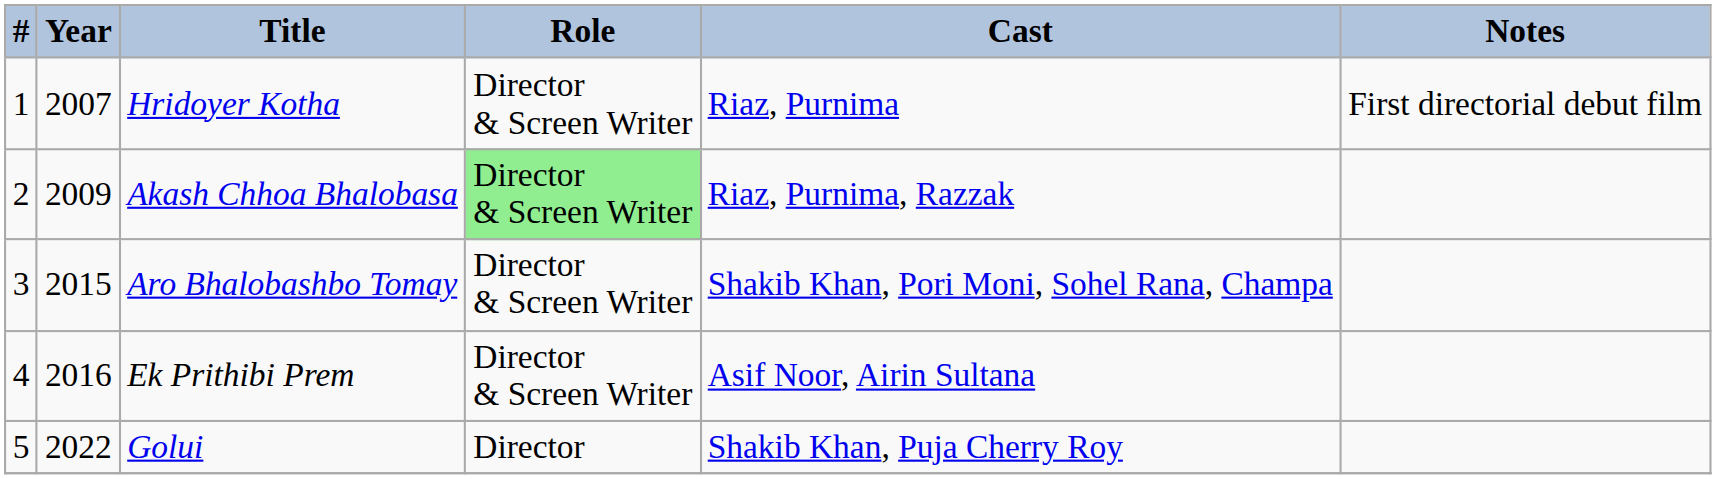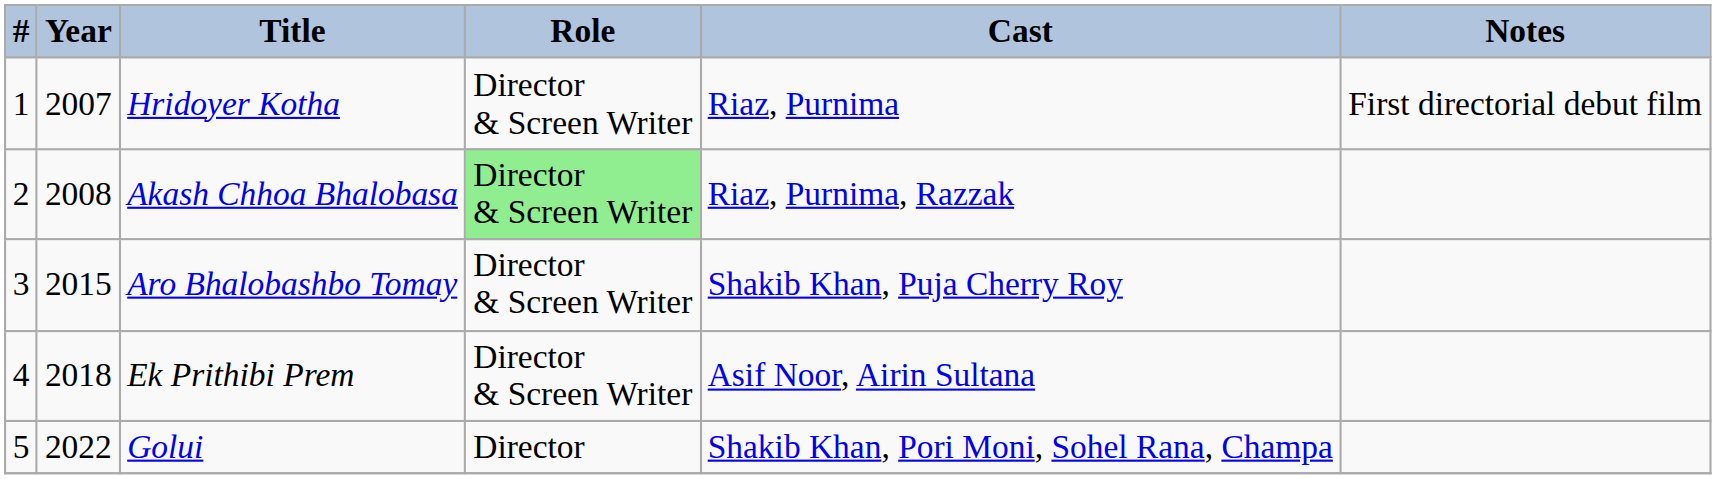(78, 193) 2009 -> (78, 193) 2008
(1020, 284) Shakib Khan, Pori Moni, Sohel Rana, Champa -> (915, 284) Shakib Khan, Puja Cherry Roy
(78, 374) 2016 -> (78, 374) 2018
(915, 446) Shakib Khan, Puja Cherry Roy -> (1020, 446) Shakib Khan, Pori Moni, Sohel Rana, Champa
